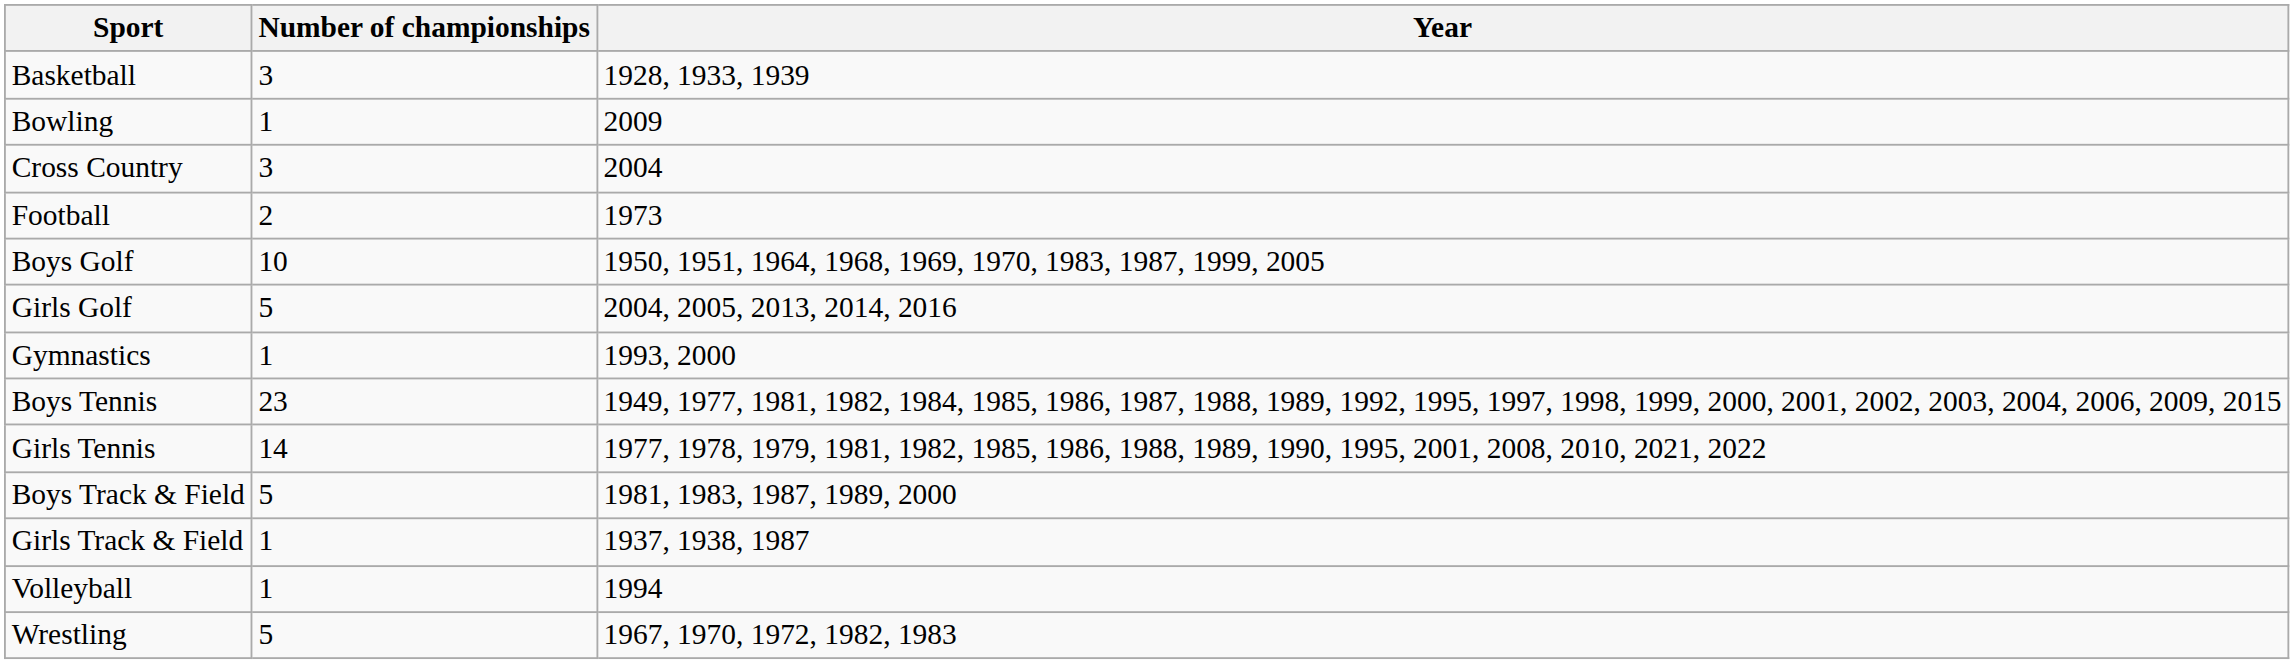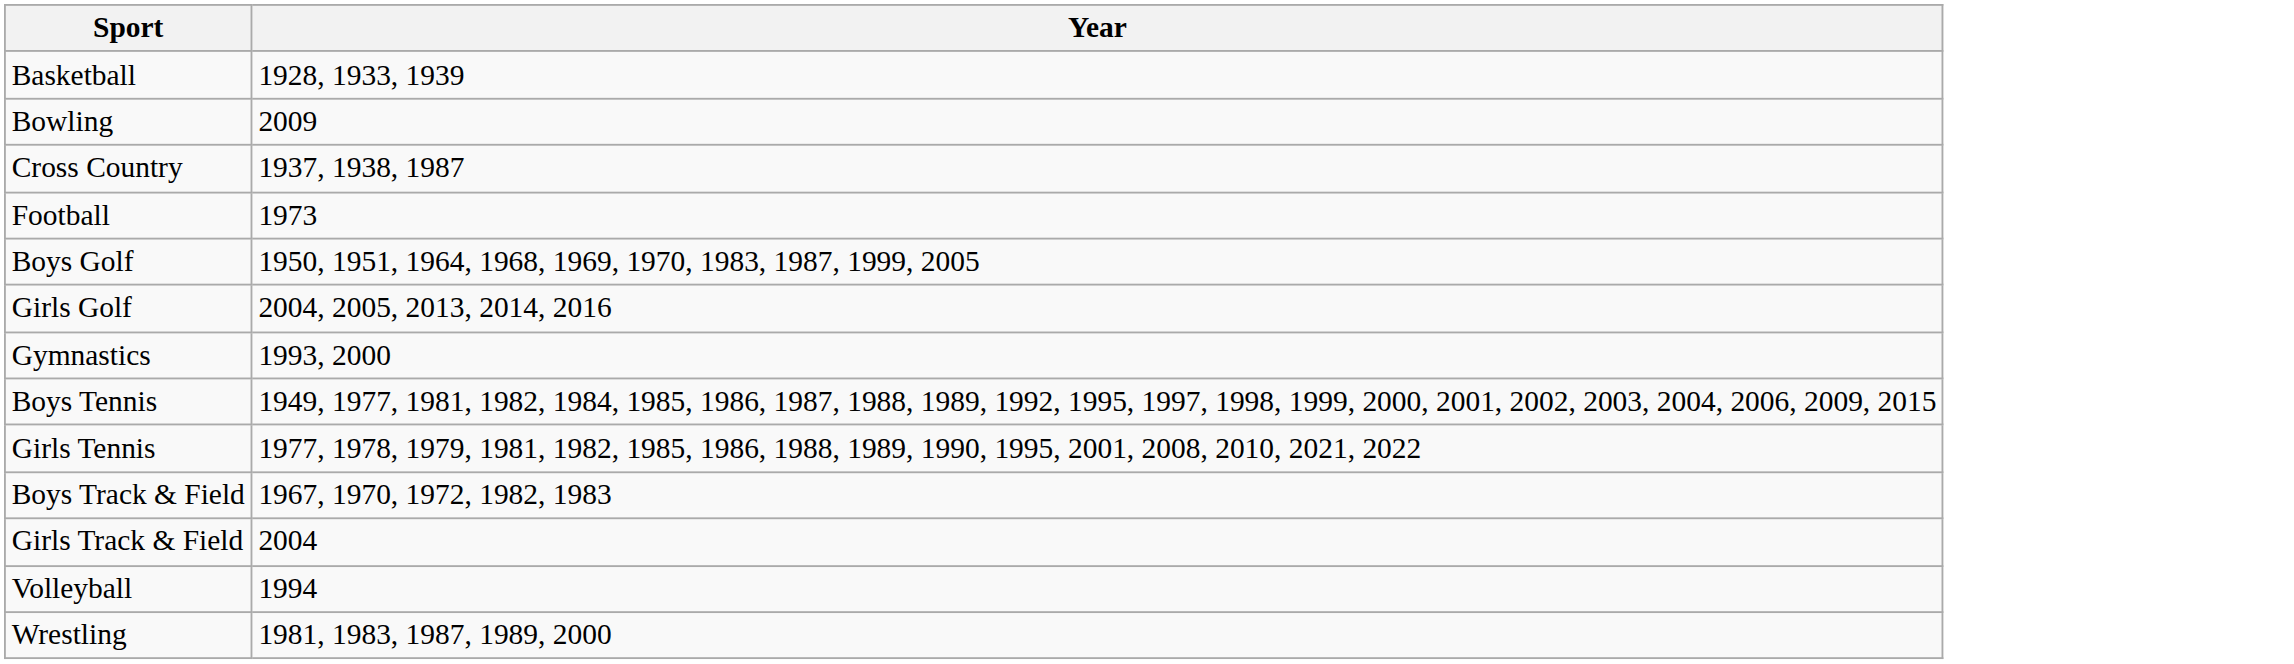- column: (424, 27)
(633, 167) 2004 -> (361, 167) 1937, 1938, 1987
(780, 494) 1981, 1983, 1987, 1989, 2000 -> (435, 494) 1967, 1970, 1972, 1982, 1983
(707, 541) 1937, 1938, 1987 -> (288, 541) 2004
(780, 634) 1967, 1970, 1972, 1982, 1983 -> (435, 634) 1981, 1983, 1987, 1989, 2000
